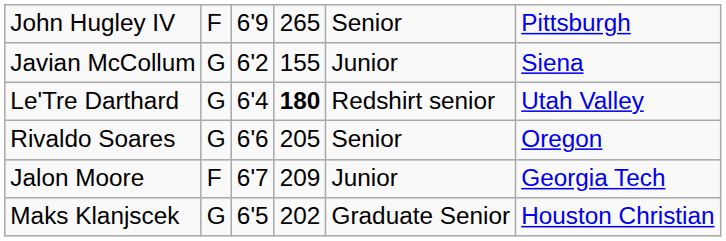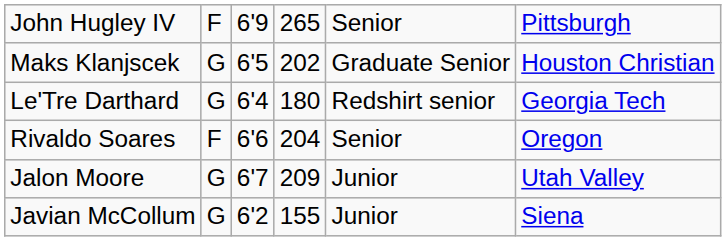rows swapped: (103, 62) <-> (95, 216)
(300, 100) bold -> (300, 100) normal
(583, 100) Utah Valley -> (593, 100) Georgia Tech
(216, 139) G -> (214, 139) F
(300, 139) 205 -> (300, 139) 204
(214, 178) F -> (216, 178) G
(593, 178) Georgia Tech -> (583, 178) Utah Valley
